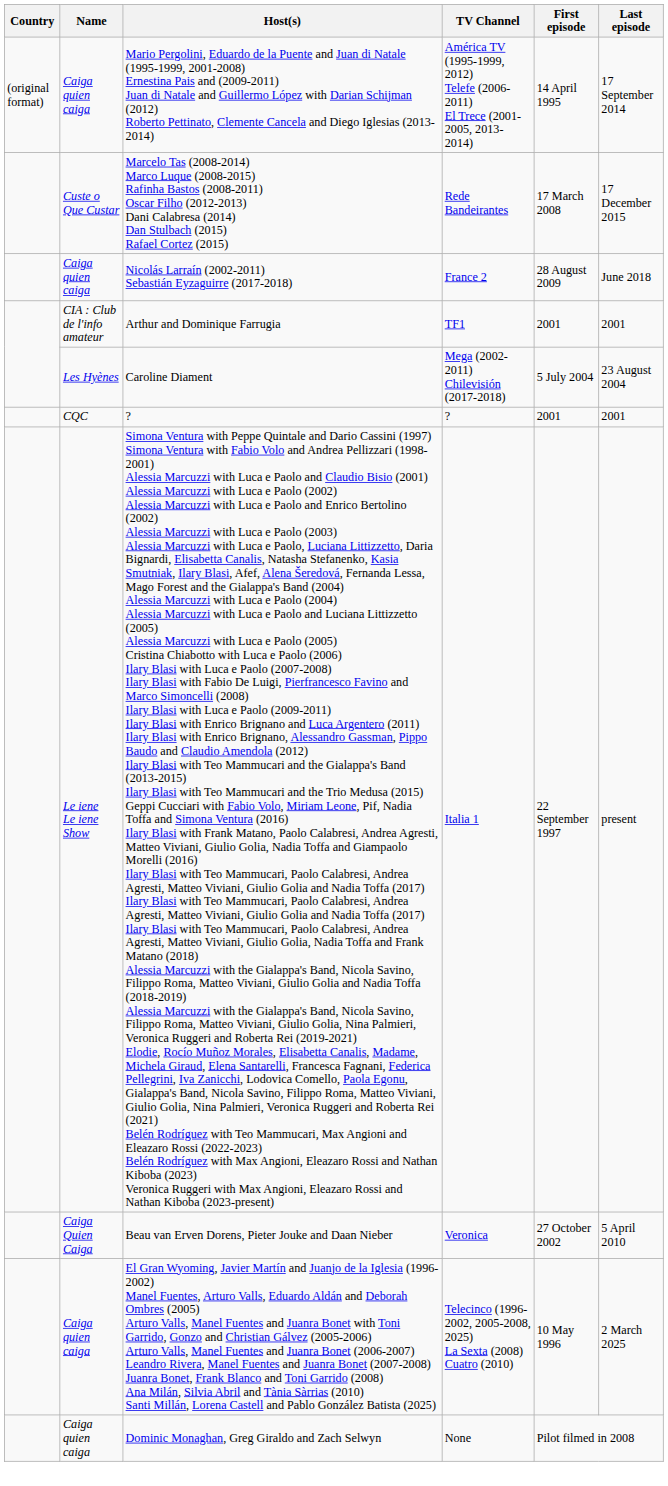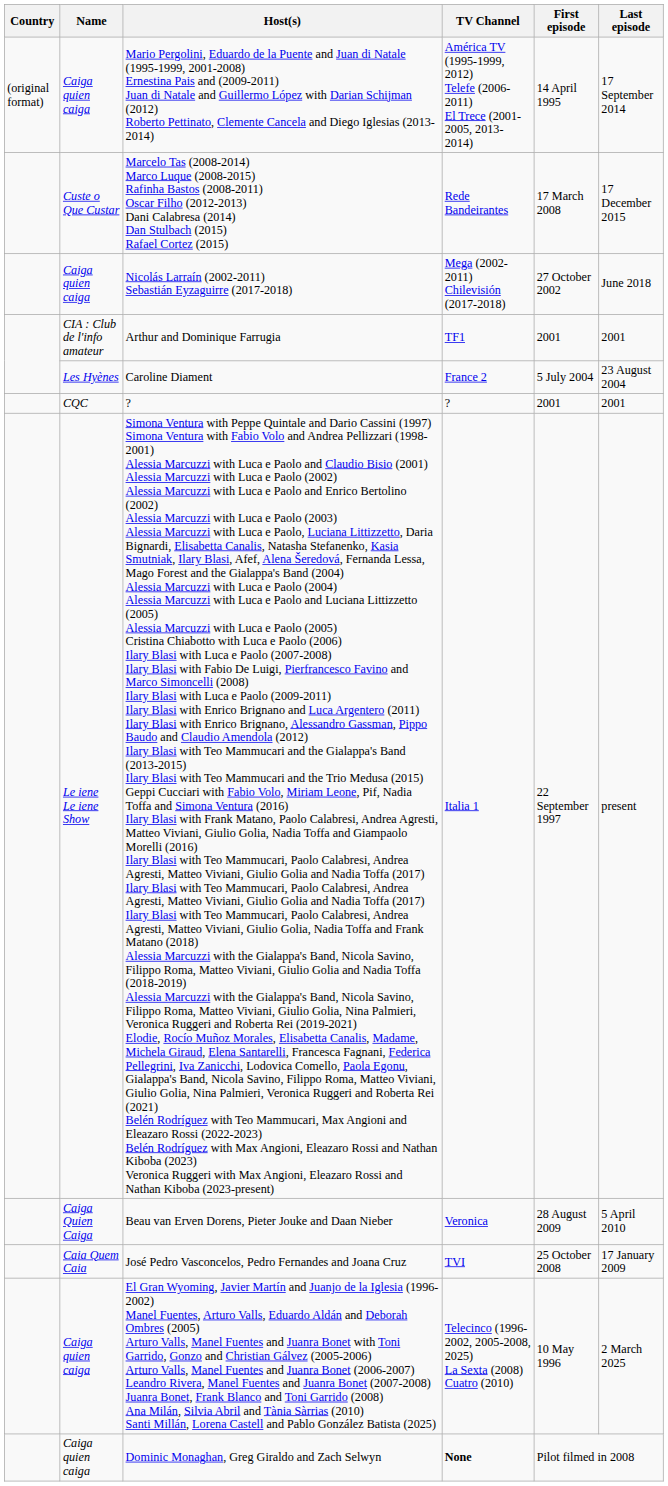(466, 277) France 2 -> (476, 284) Mega (2002-2011) Chilevisión (2017-2018)
(561, 277) 28 August 2009 -> (564, 284) 27 October 2002
(476, 377) Mega (2002-2011) Chilevisión (2017-2018) -> (466, 377) France 2
(564, 1235) 27 October 2002 -> (561, 1221) 28 August 2009
+ row: (266, 1261)
(458, 1438) normal -> (458, 1457) bold
